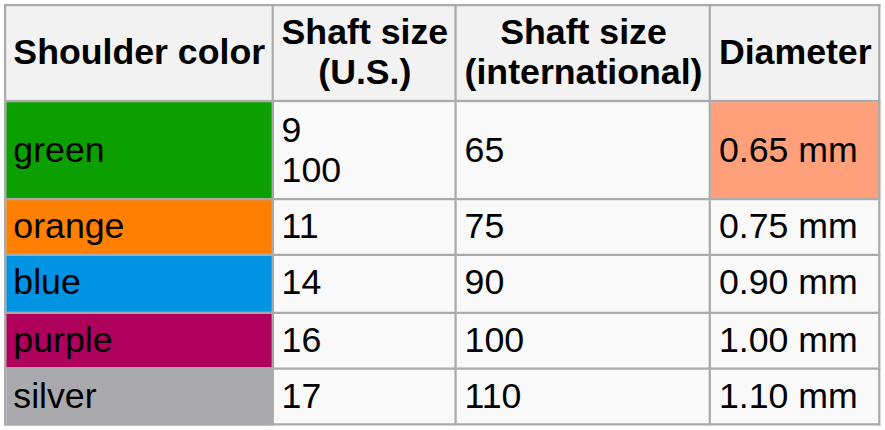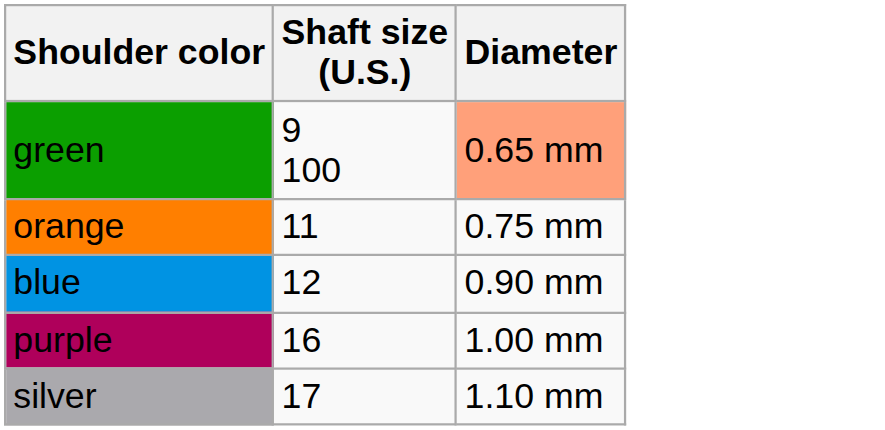- column: (584, 52)
(301, 282) 14 -> (301, 282) 12
